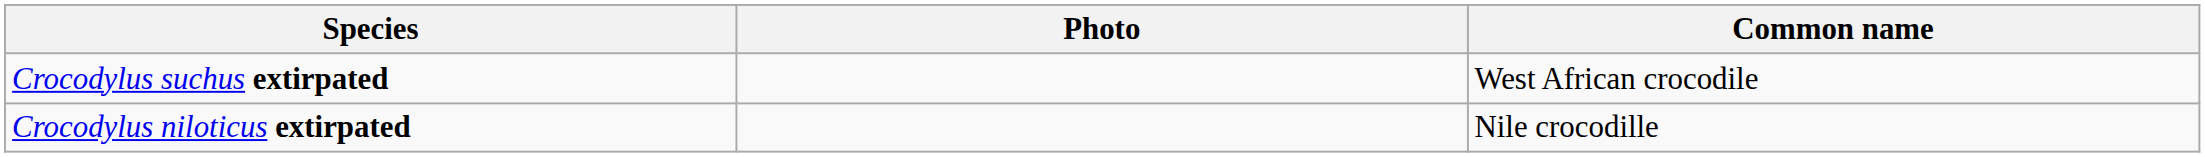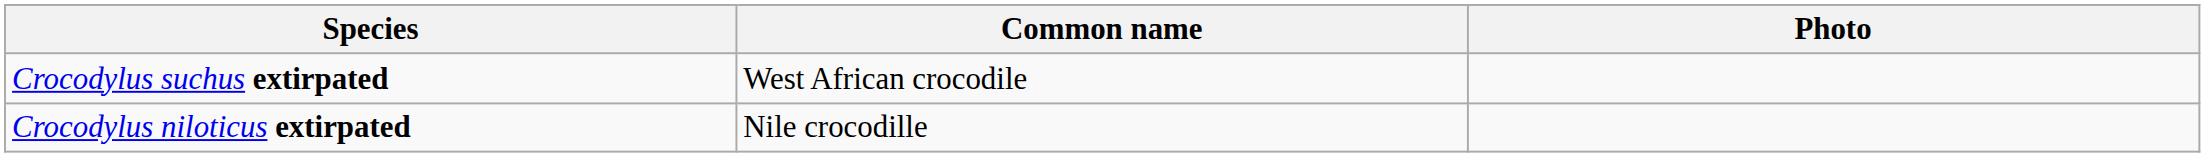columns swapped: (1833, 28) <-> (1102, 28)
